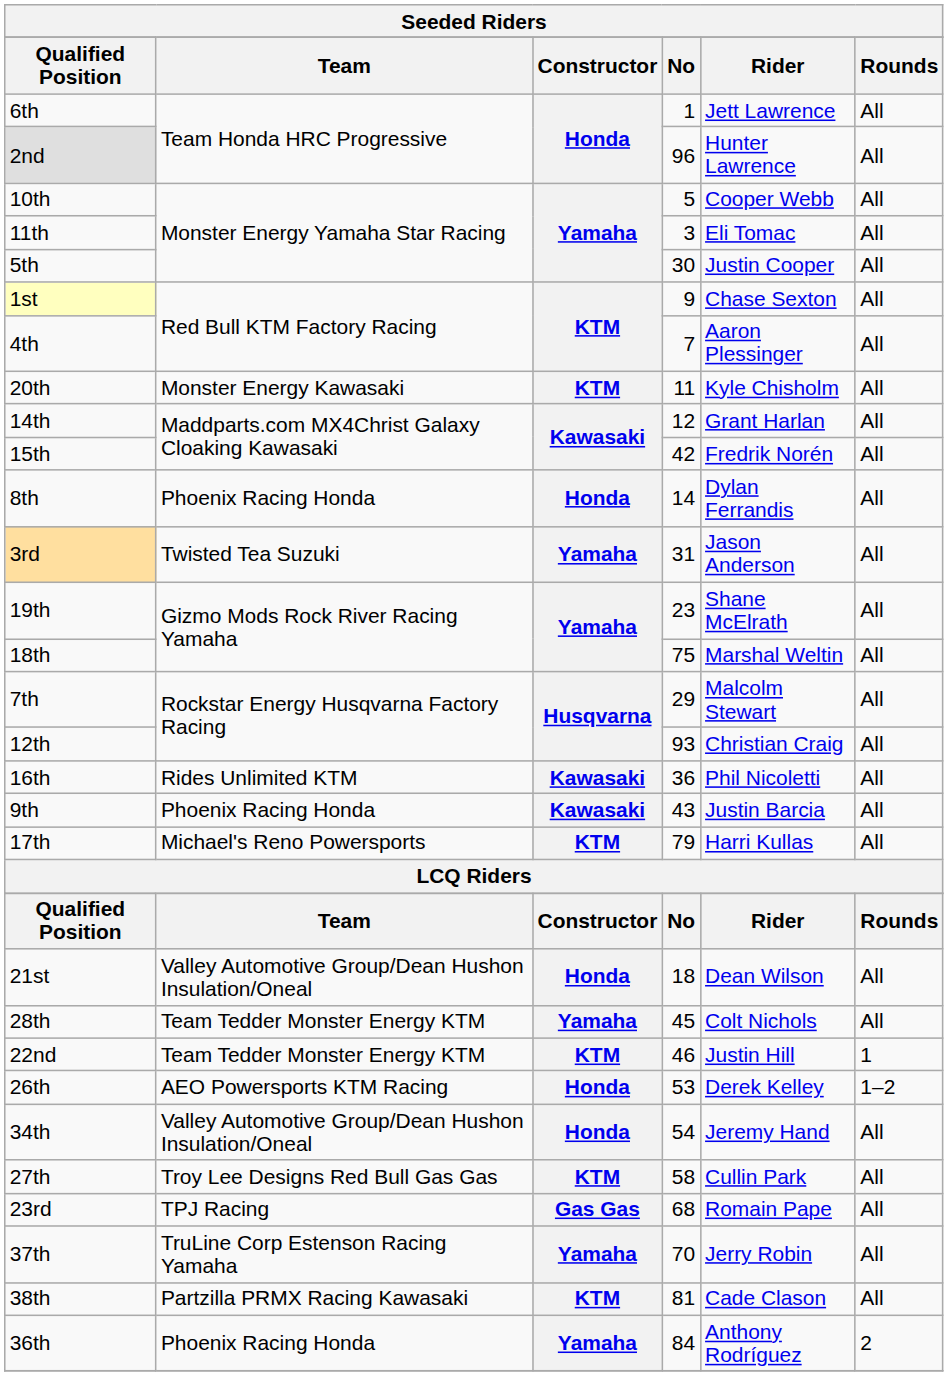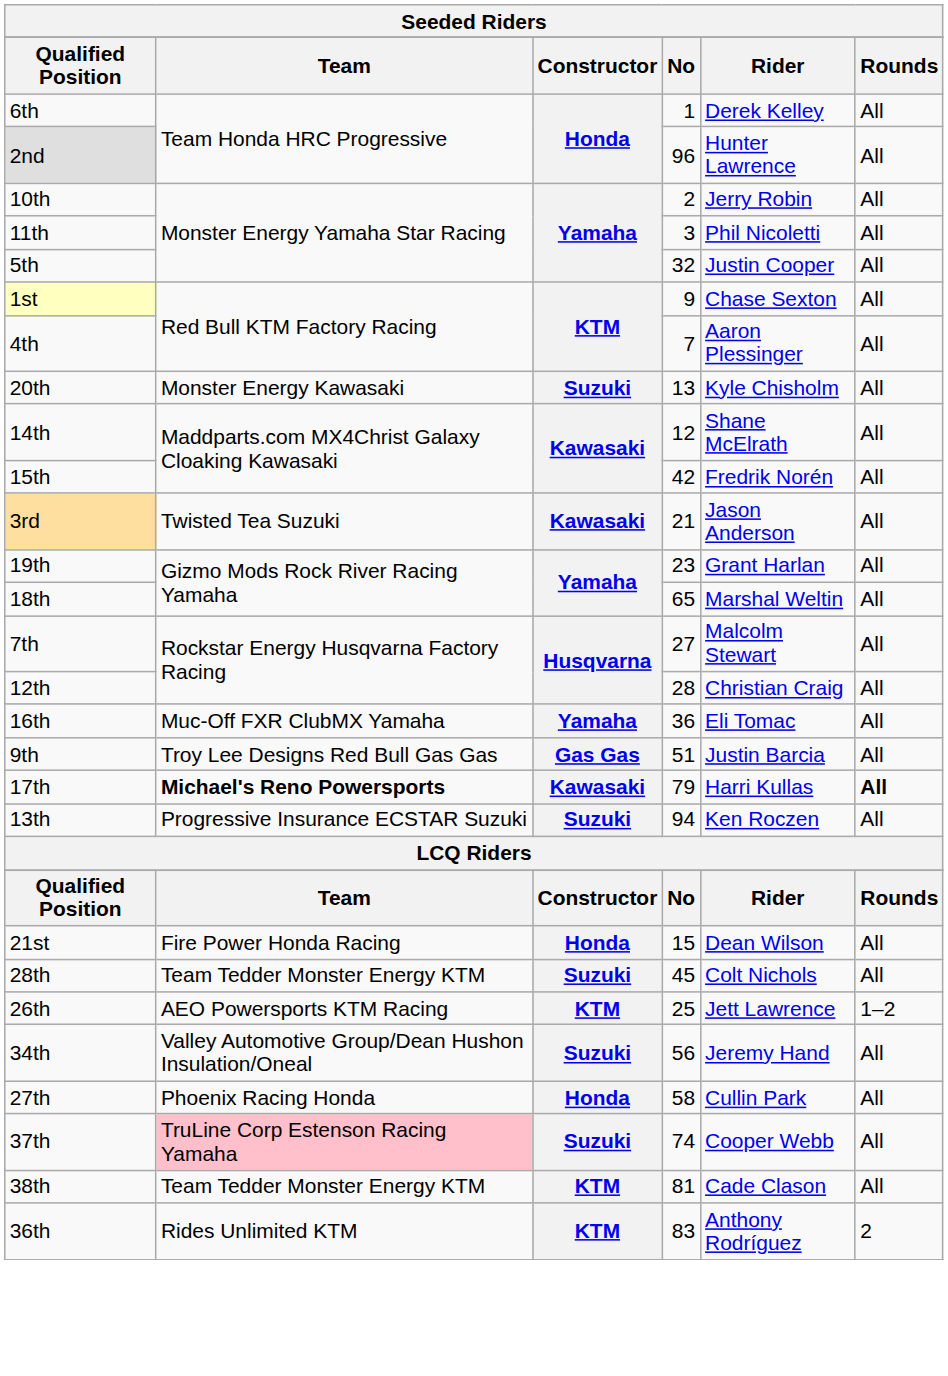(770, 110) Jett Lawrence -> (764, 110) Derek Kelley
(689, 199) 5 -> (689, 199) 2
(769, 199) Cooper Webb -> (759, 199) Jerry Robin
(750, 232) Eli Tomac -> (763, 232) Phil Nicoletti
(684, 265) 30 -> (684, 265) 32
(597, 387) KTM -> (597, 387) Suzuki
(684, 387) 11 -> (684, 387) 13
(765, 420) Grant Harlan -> (746, 432) Shane McElrath
- row: (24, 498)
(597, 554) Yamaha -> (597, 521) Kawasaki
(684, 554) 31 -> (684, 521) 21
(746, 610) Shane McElrath -> (765, 566) Grant Harlan
(684, 655) 75 -> (684, 599) 65
(684, 699) 29 -> (684, 643) 27
(684, 744) 93 -> (684, 688) 28
(259, 777) Rides Unlimited KTM -> (303, 721) Muc-Off FXR ClubMX Yamaha
(597, 777) Kawasaki -> (597, 721) Yamaha
(763, 777) Phil Nicoletti -> (750, 721) Eli Tomac
(268, 810) Phoenix Racing Honda -> (329, 754) Troy Lee Designs Red Bull Gas Gas
(597, 810) Kawasaki -> (597, 754) Gas Gas
(684, 810) 43 -> (684, 754) 51
(293, 843) normal -> (303, 787) bold
(597, 843) KTM -> (597, 787) Kawasaki
(872, 843) normal -> (874, 787) bold
+ row: (30, 820)
(342, 977) Valley Automotive Group/Dean Hushon Insulation/Oneal -> (281, 942) Fire Power Honda Racing
(684, 977) 18 -> (684, 942) 15
(597, 1021) Yamaha -> (597, 975) Suzuki
- row: (33, 1054)
(597, 1087) Honda -> (597, 1008) KTM
(684, 1087) 53 -> (684, 1008) 25
(764, 1087) Derek Kelley -> (770, 1008) Jett Lawrence
(597, 1132) Honda -> (597, 1052) Suzuki
(684, 1132) 54 -> (684, 1052) 56
(329, 1176) Troy Lee Designs Red Bull Gas Gas -> (268, 1097) Phoenix Racing Honda
(597, 1176) KTM -> (597, 1097) Honda
- row: (31, 1209)
(304, 1254) no background -> (304, 1142) pink background
(597, 1254) Yamaha -> (597, 1142) Suzuki
(684, 1254) 70 -> (684, 1142) 74
(759, 1254) Jerry Robin -> (769, 1142) Cooper Webb
(314, 1298) Partzilla PRMX Racing Kawasaki -> (323, 1186) Team Tedder Monster Energy KTM
(268, 1343) Phoenix Racing Honda -> (259, 1231) Rides Unlimited KTM
(597, 1343) Yamaha -> (597, 1231) KTM
(684, 1343) 84 -> (684, 1231) 83
